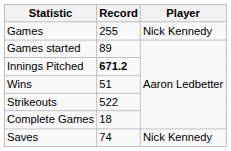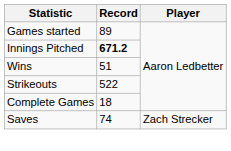- row: (25, 31)
(178, 137) Nick Kennedy -> (178, 119) Zach Strecker
